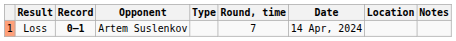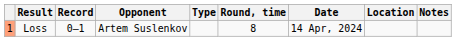(76, 29) bold -> (76, 29) normal
(253, 29) 7 -> (253, 29) 8
